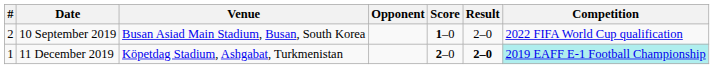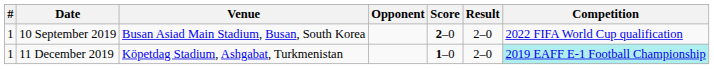(10, 34) 2 -> (10, 34) 1
(445, 34) 1–0 -> (445, 34) 2–0
(445, 53) 2–0 -> (445, 53) 1–0
(483, 53) bold -> (483, 53) normal
